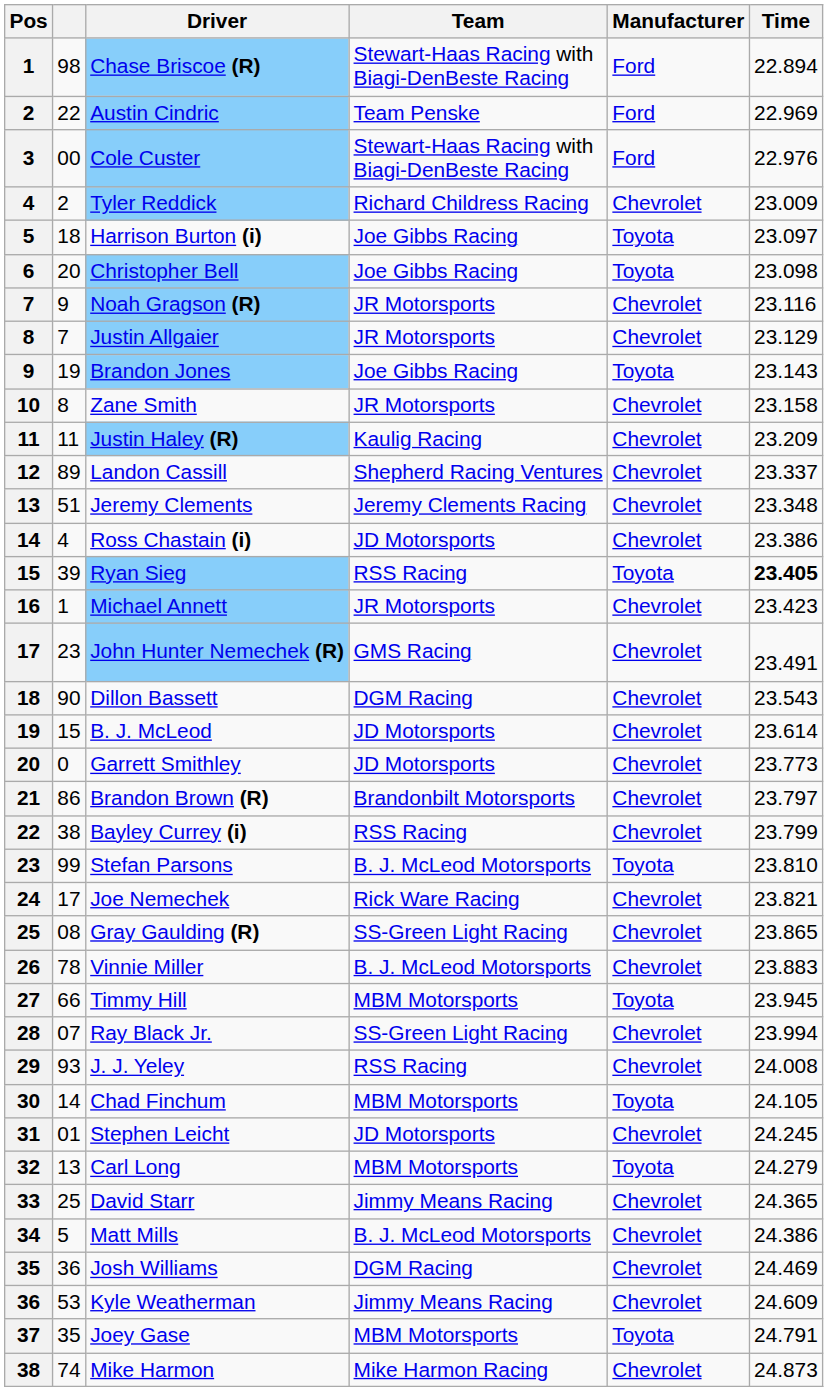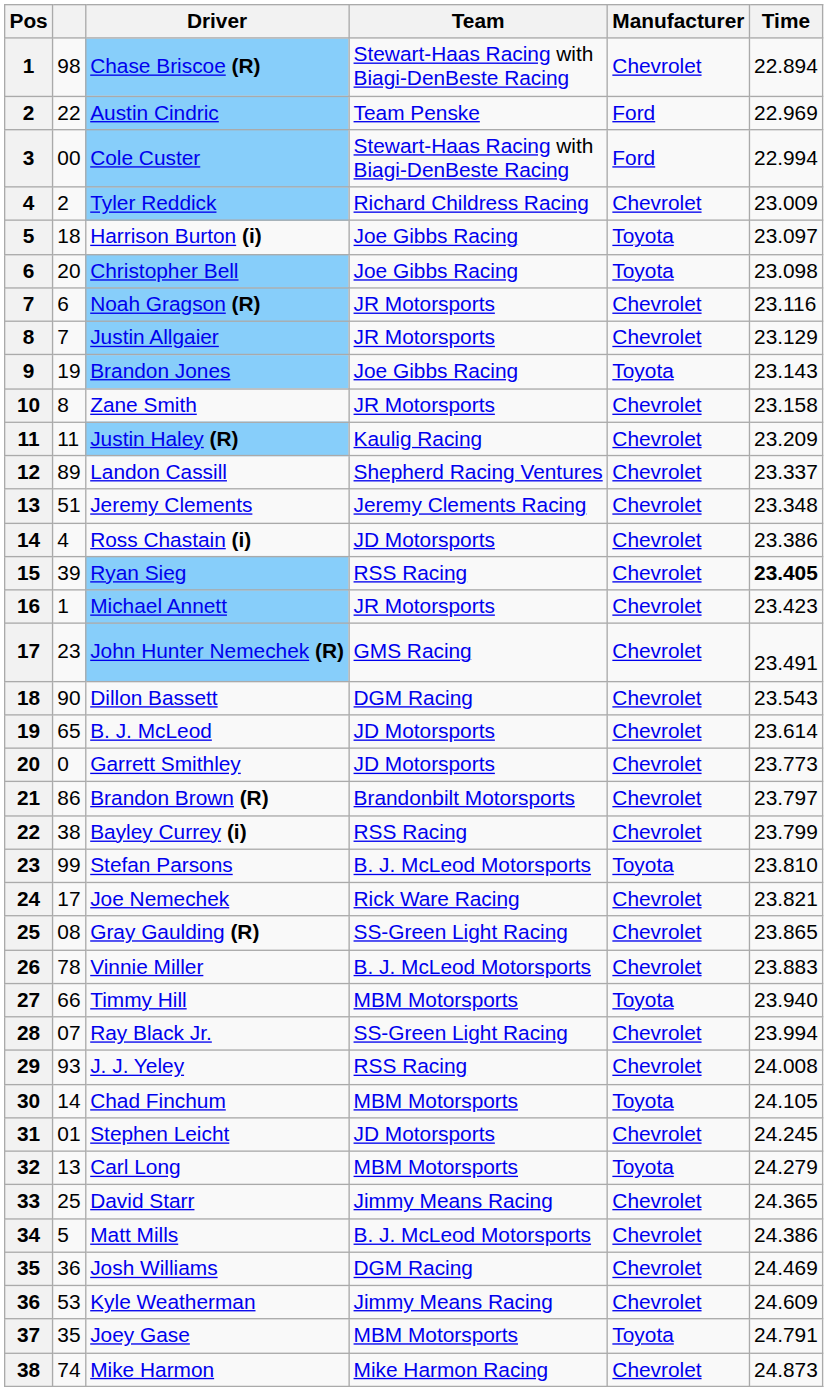(634, 66) Ford -> (657, 66) Chevrolet
(786, 157) 22.976 -> (786, 157) 22.994
(63, 303) 9 -> (63, 303) 6
(643, 572) Toyota -> (657, 572) Chevrolet
(69, 730) 15 -> (69, 730) 65
(786, 999) 23.945 -> (786, 999) 23.940
